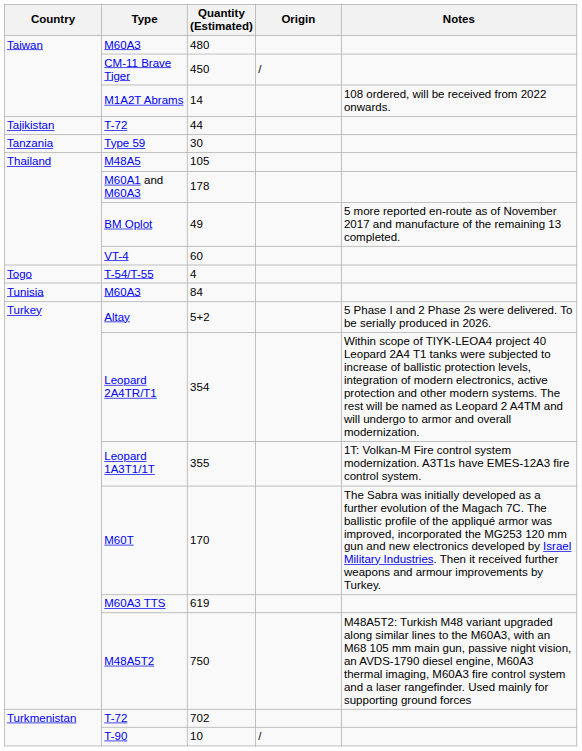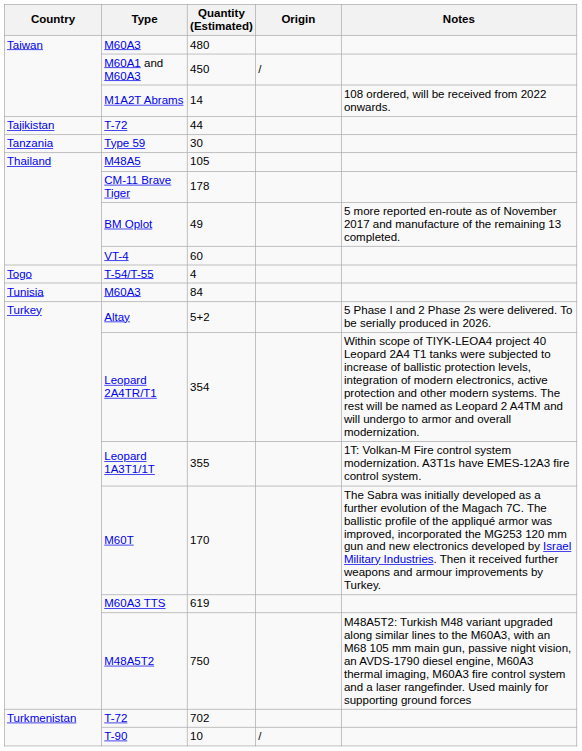(138, 69) CM-11 Brave Tiger -> (134, 69) M60A1 and M60A3
(134, 186) M60A1 and M60A3 -> (138, 186) CM-11 Brave Tiger
